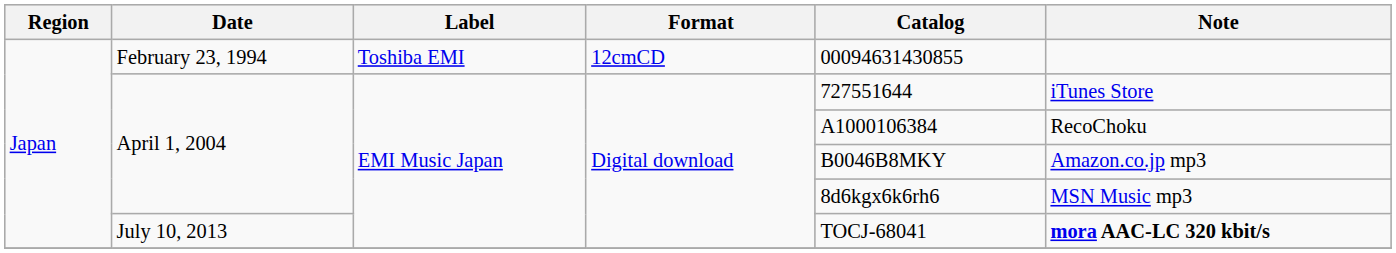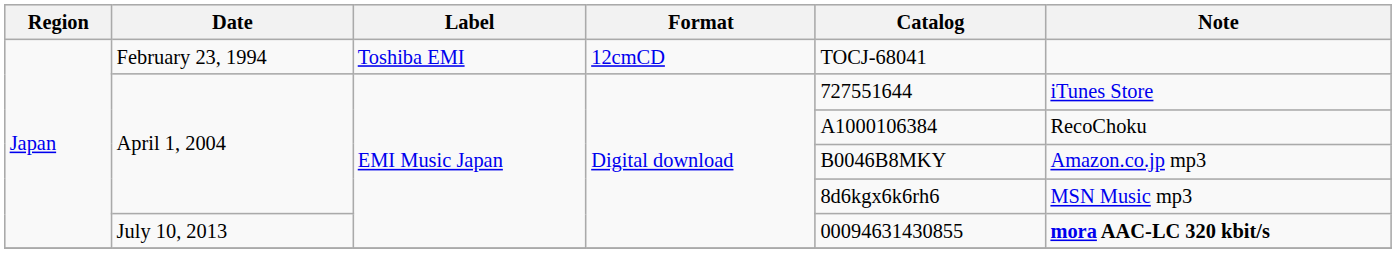(892, 56) 00094631430855 -> (873, 56) TOCJ-68041
(873, 230) TOCJ-68041 -> (892, 230) 00094631430855
